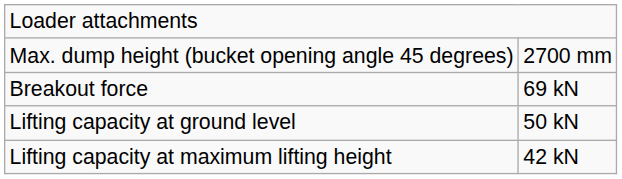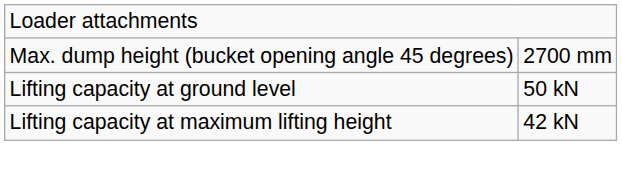- row: (79, 88)
